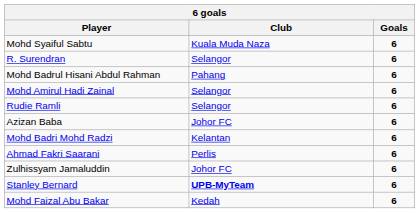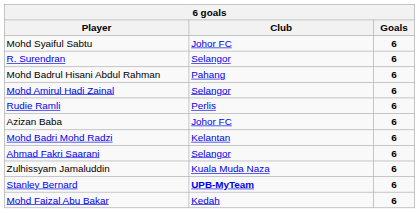(230, 44) Kuala Muda Naza -> (211, 44) Johor FC
(211, 106) Selangor -> (204, 106) Perlis
(204, 153) Perlis -> (211, 153) Selangor
(211, 169) Johor FC -> (230, 169) Kuala Muda Naza
